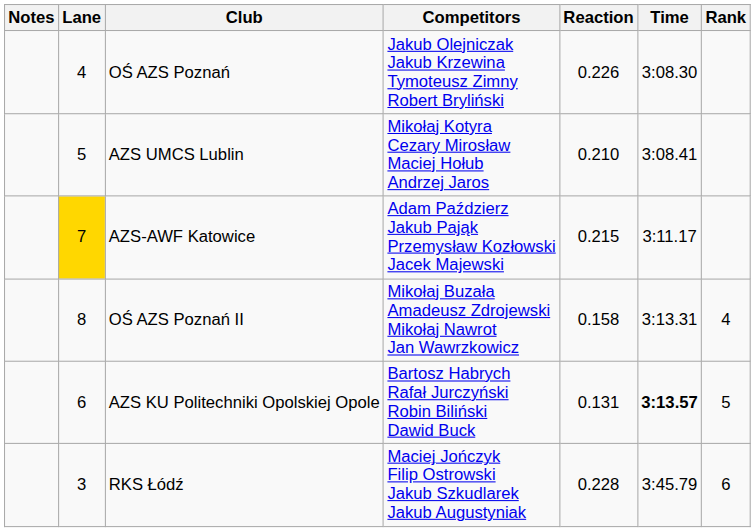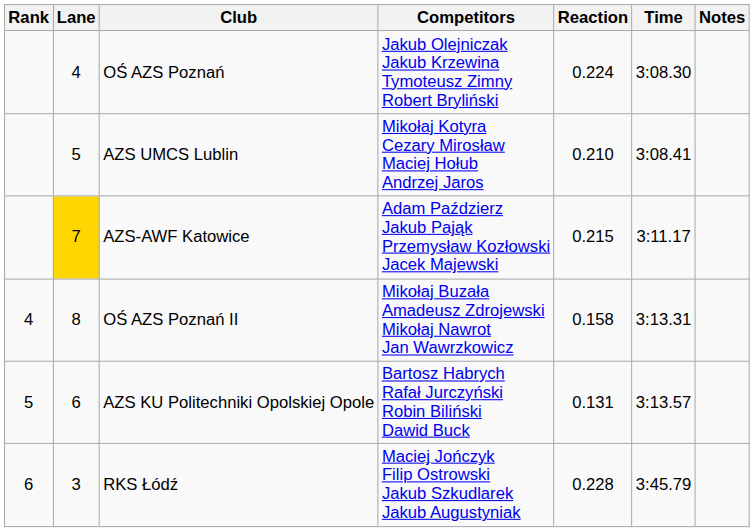columns swapped: (726, 17) <-> (31, 17)
(599, 72) 0.226 -> (593, 72) 0.224
(670, 402) bold -> (664, 402) normal
